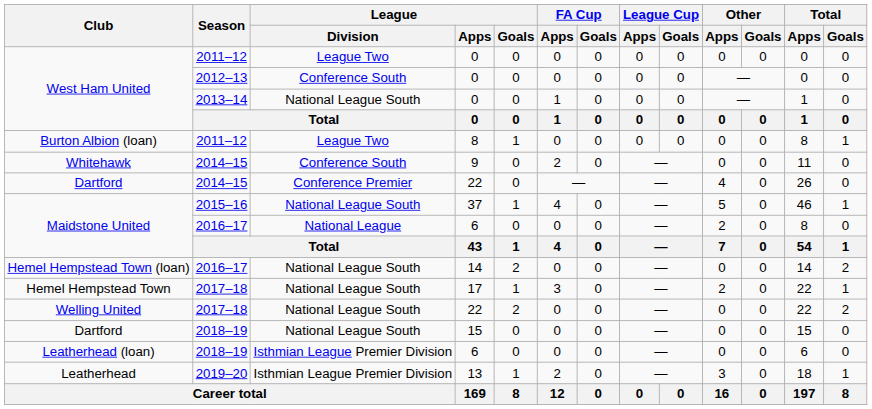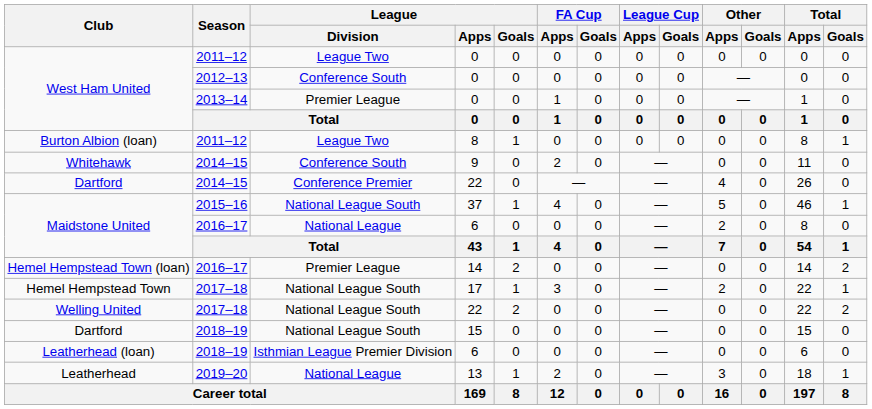(353, 99) National League South -> (353, 99) Premier League
(353, 267) National League South -> (353, 267) Premier League
(353, 373) Isthmian League Premier Division -> (353, 373) National League
